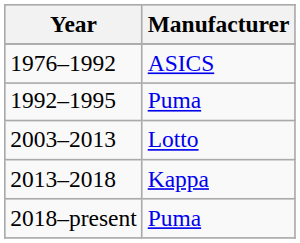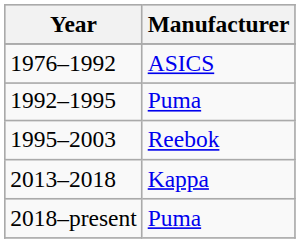+ row: (63, 140)
- row: (63, 140)
